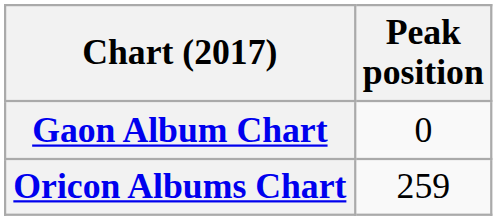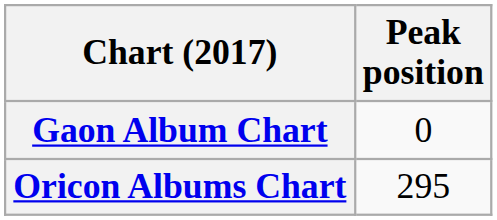(423, 186) 259 -> (423, 186) 295
